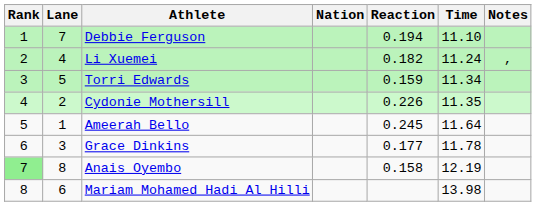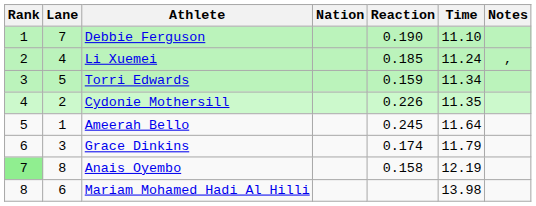(403, 37) 0.194 -> (403, 37) 0.190
(403, 59) 0.182 -> (403, 59) 0.185
(403, 146) 0.177 -> (403, 146) 0.174
(461, 146) 11.78 -> (461, 146) 11.79
